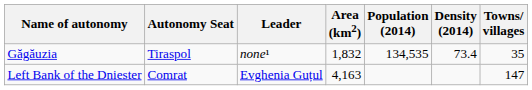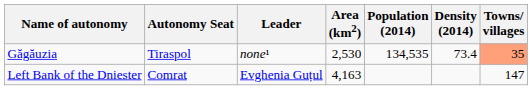(346, 54) 1,832 -> (346, 54) 2,530
(518, 54) no background -> (518, 54) lightsalmon background
